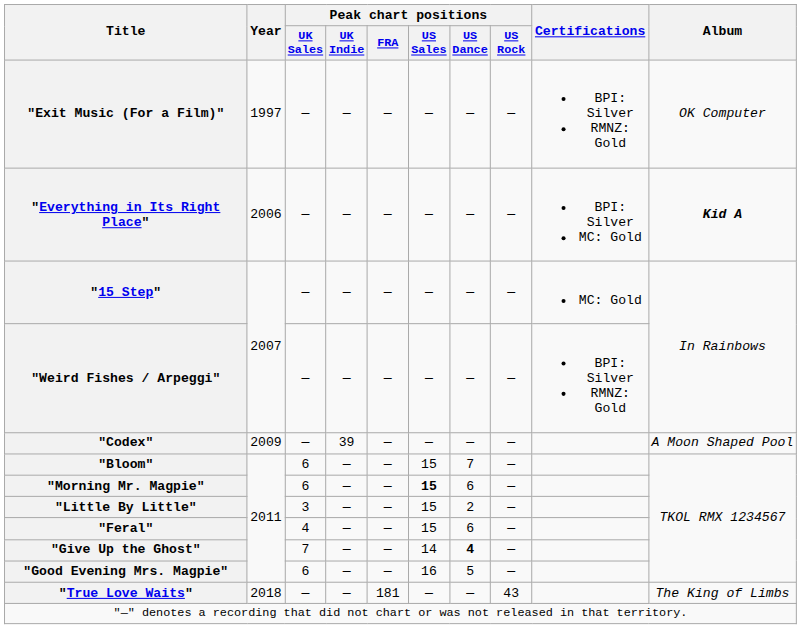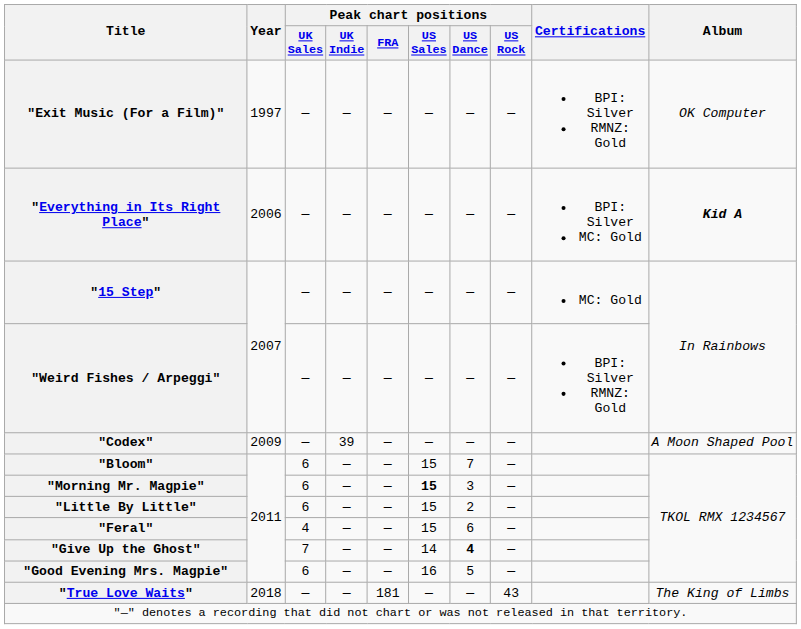(470, 486) 6 -> (470, 486) 3
(305, 507) 3 -> (305, 507) 6
